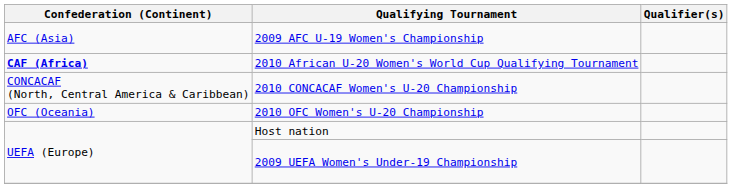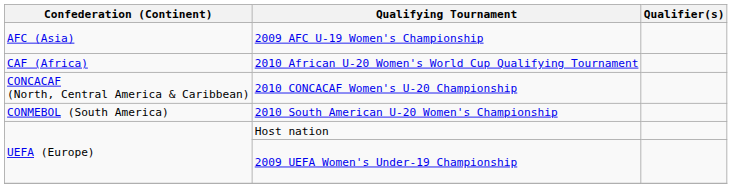(47, 63) bold -> (47, 63) normal
+ row: (406, 112)
- row: (369, 112)
